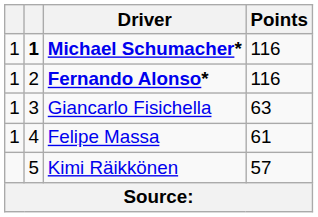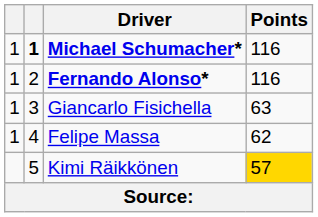(261, 137) 61 -> (261, 137) 62
(261, 167) no background -> (261, 167) gold background
